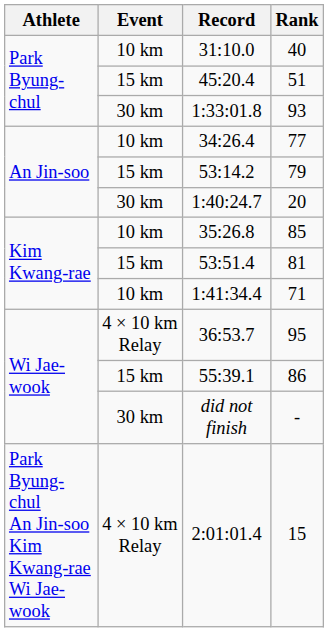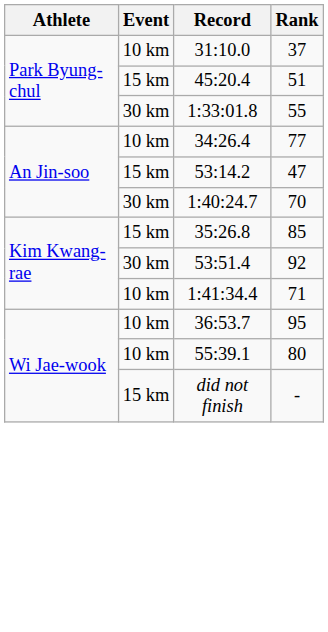(297, 50) 40 -> (297, 50) 37
(297, 111) 93 -> (297, 111) 55
(297, 172) 79 -> (297, 172) 47
(297, 202) 20 -> (297, 202) 70
(140, 232) 10 km -> (146, 232) 15 km
(140, 263) 15 km -> (146, 263) 30 km
(297, 263) 81 -> (297, 263) 92
(140, 334) 4 × 10 km Relay -> (146, 324) 10 km
(140, 376) 15 km -> (146, 354) 10 km
(297, 376) 86 -> (297, 354) 80
(140, 417) 30 km -> (146, 395) 15 km
- row: (227, 534)
